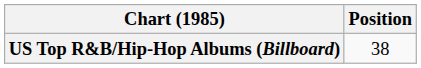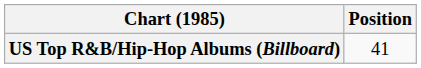(380, 48) 38 -> (380, 48) 41
